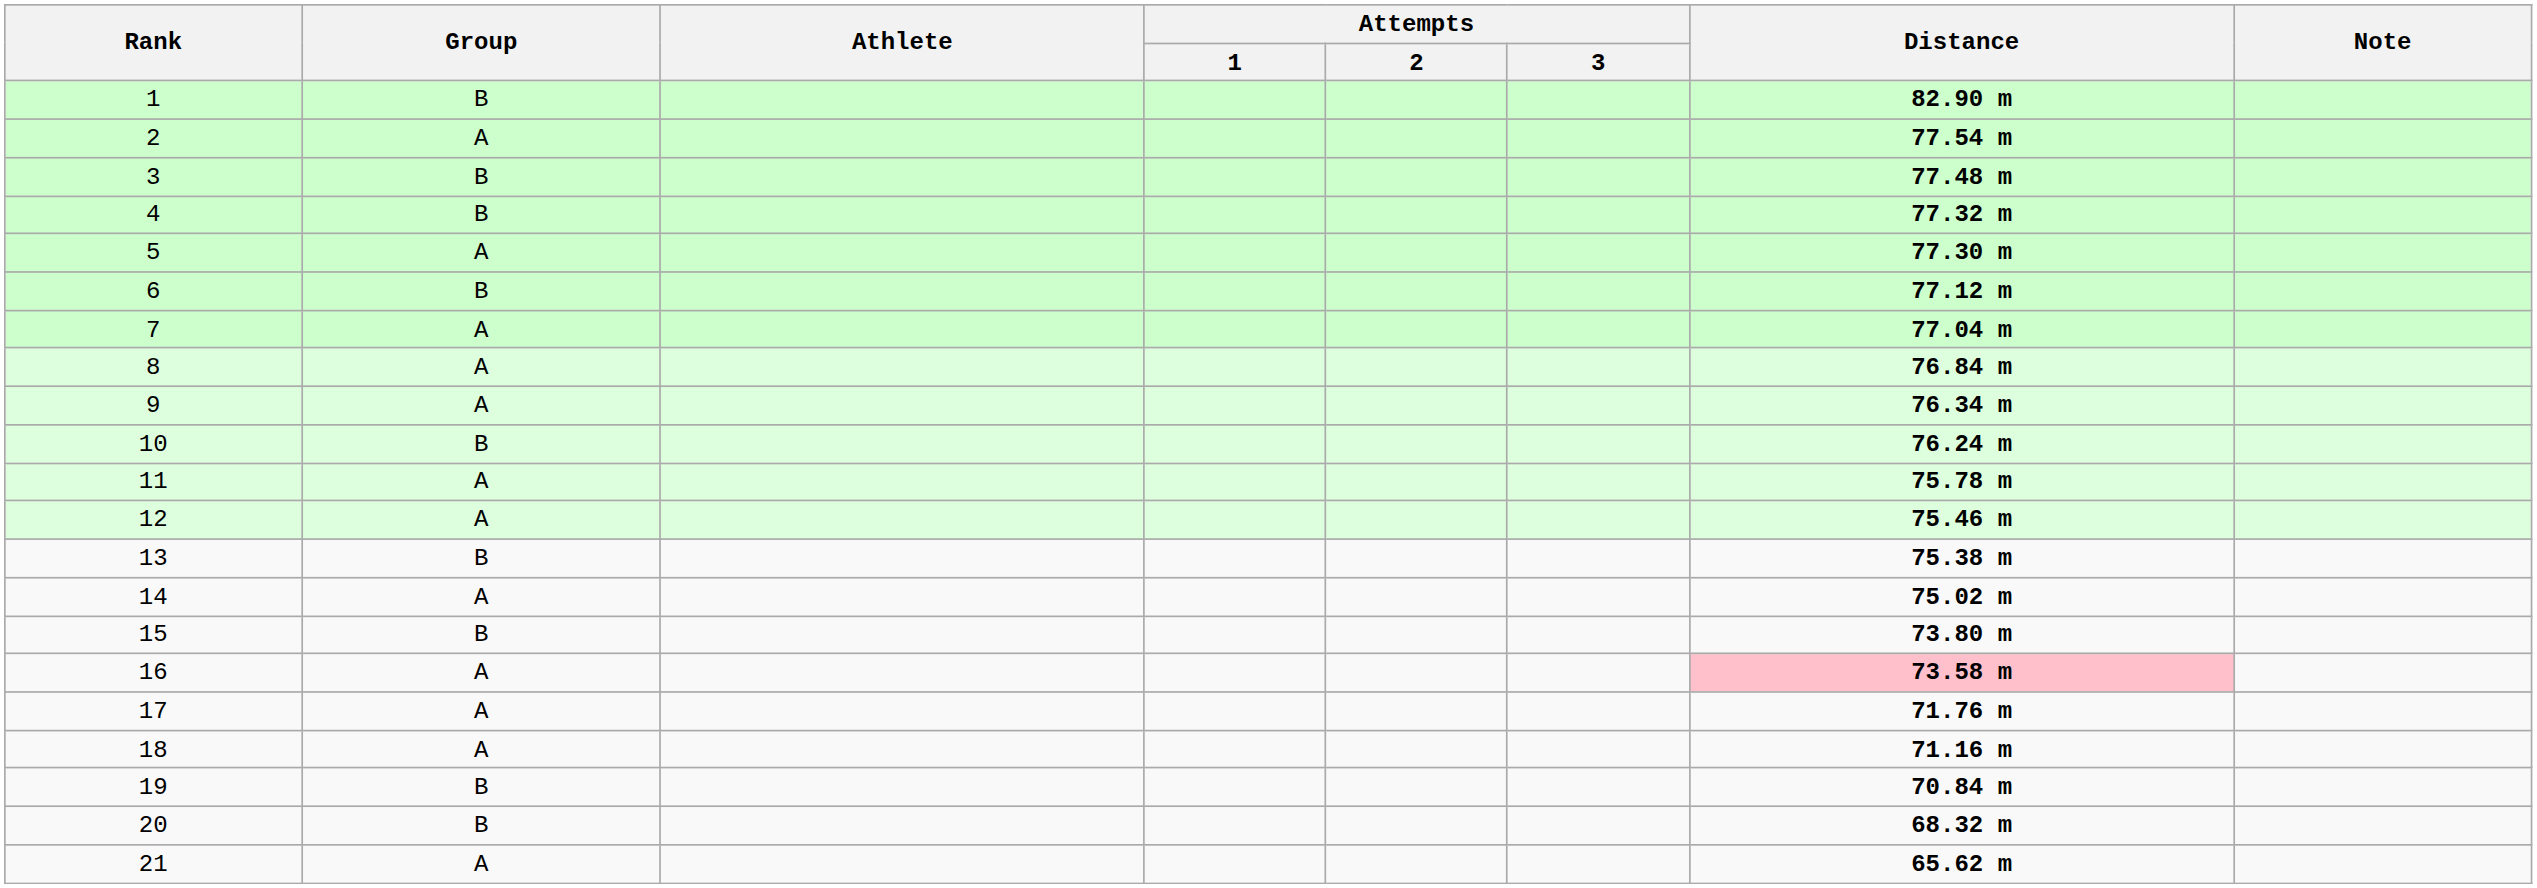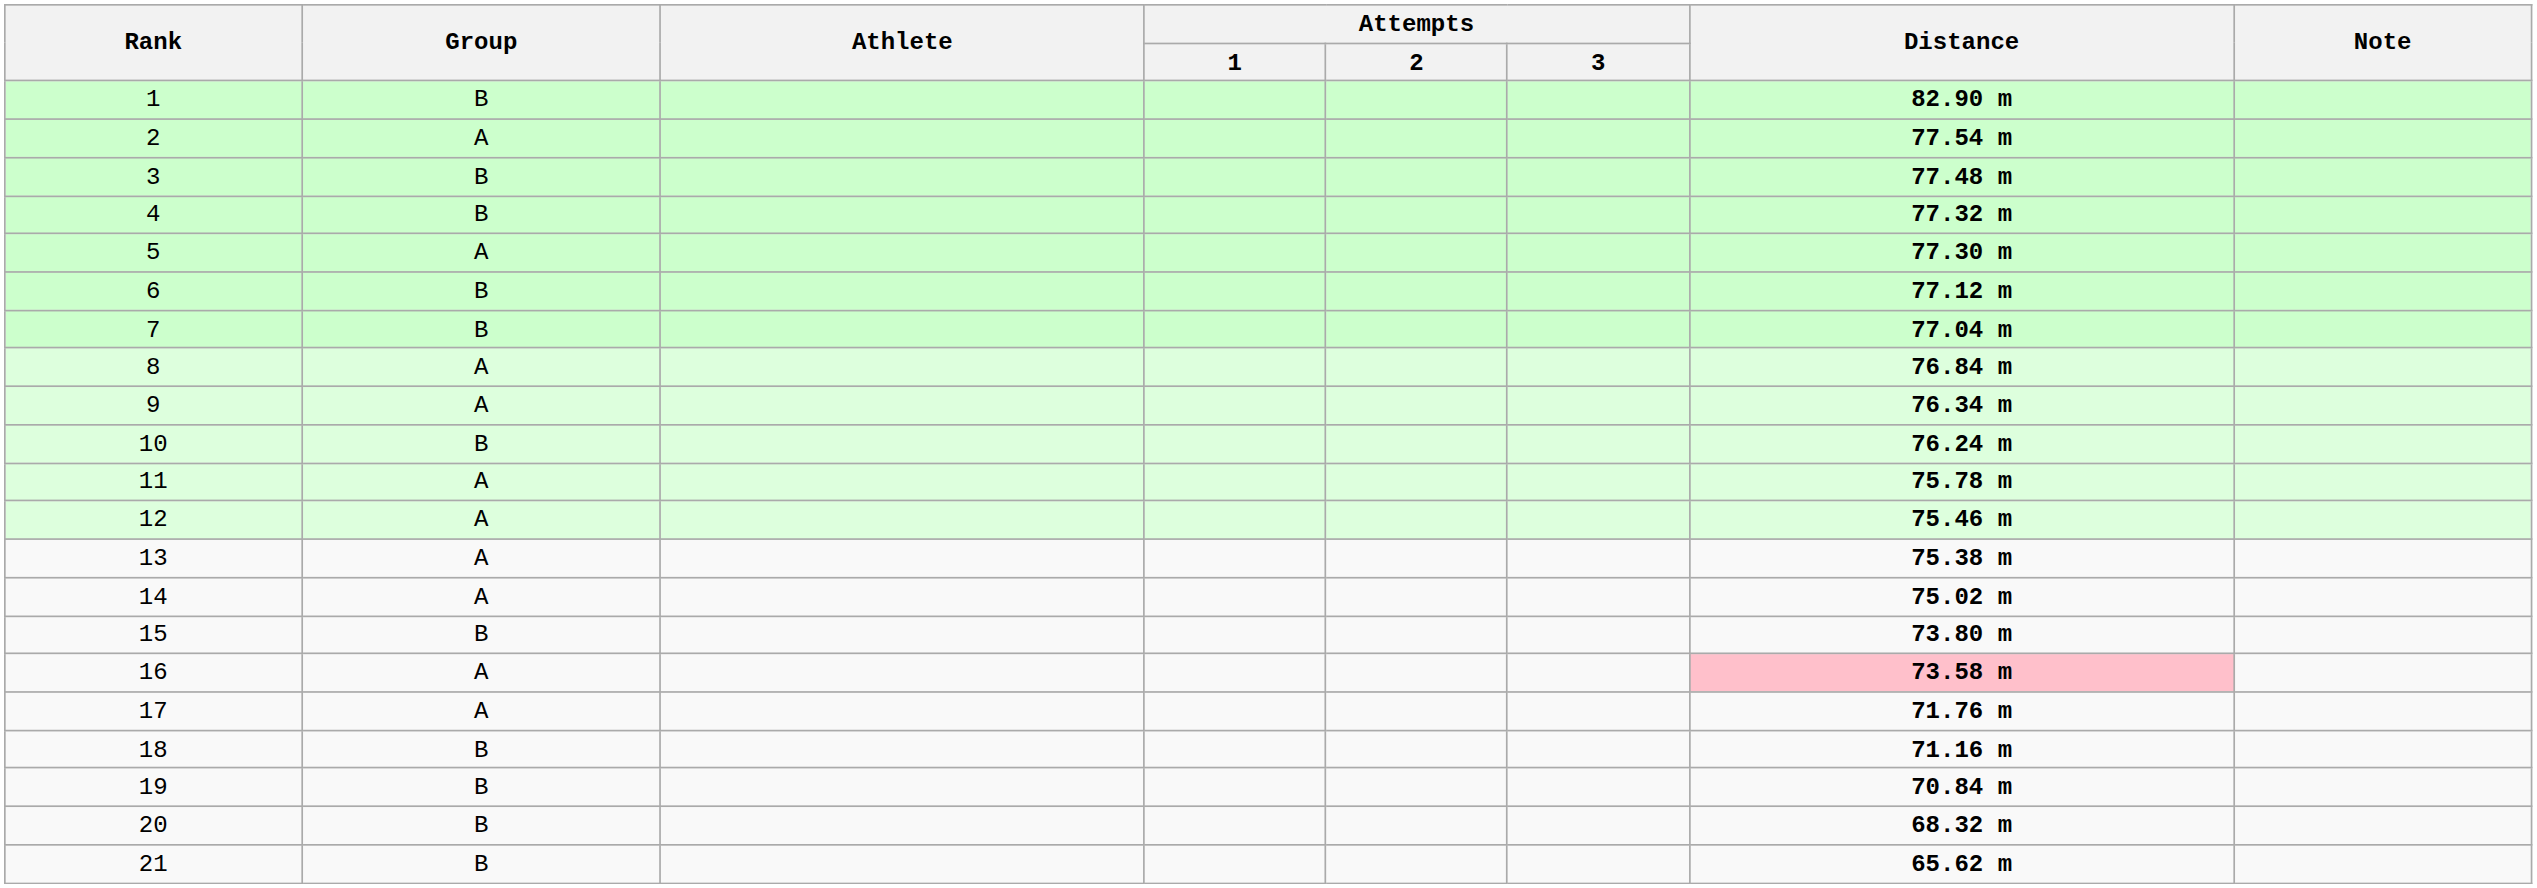(481, 330) A -> (481, 330) B
(481, 559) B -> (481, 559) A
(481, 749) A -> (481, 749) B
(481, 864) A -> (481, 864) B
